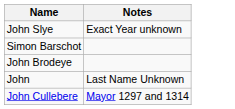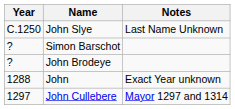+ column: (24, 12)
(134, 29) Exact Year unknown -> (174, 29) Last Name Unknown
(135, 79) Last Name Unknown -> (173, 79) Exact Year unknown
